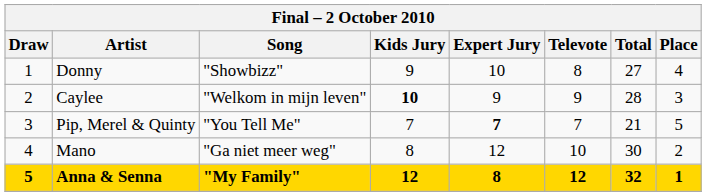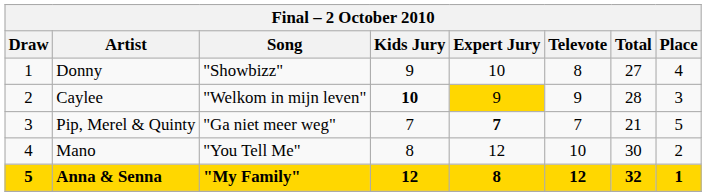(497, 97) no background -> (497, 97) gold background
(252, 124) "You Tell Me" -> (269, 124) "Ga niet meer weg"
(269, 151) "Ga niet meer weg" -> (252, 151) "You Tell Me"
